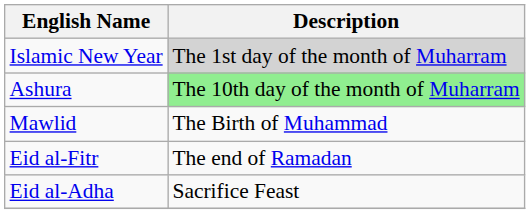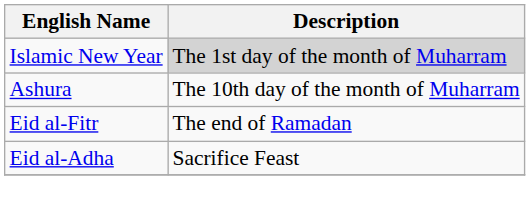(346, 89) lightgreen background -> (346, 89) no background
- row: (43, 123)
